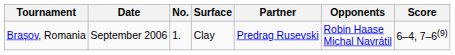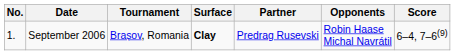columns swapped: (181, 12) <-> (46, 12)
(204, 35) normal -> (205, 35) bold
